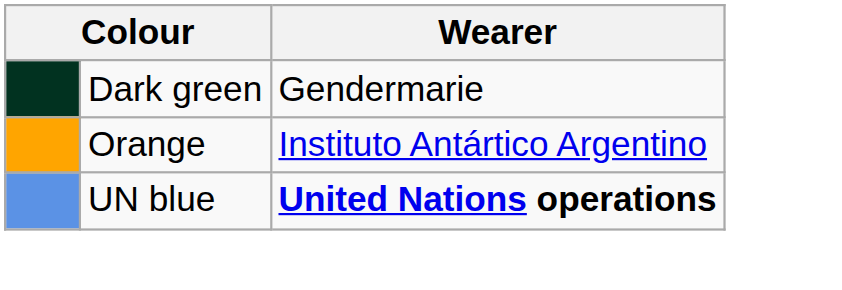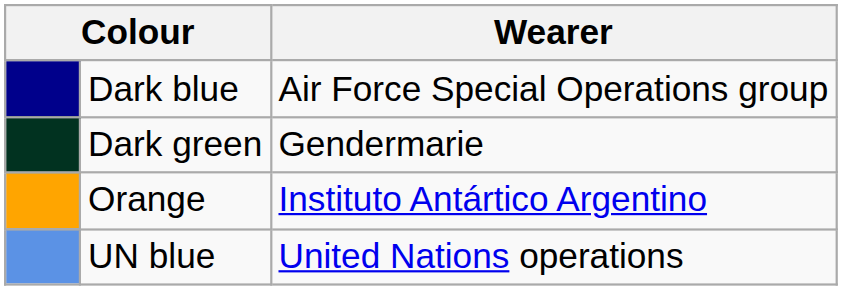+ row: (163, 88)
(498, 199) bold -> (481, 255) normal
